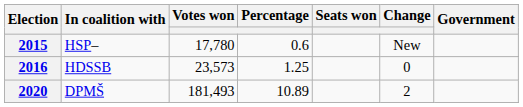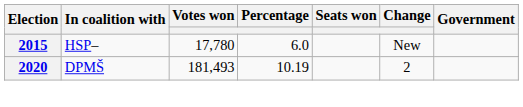(300, 45) 0.6 -> (300, 45) 6.0
- row: (33, 68)
(293, 91) 10.89 -> (293, 68) 10.19
